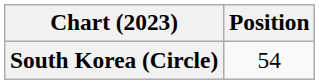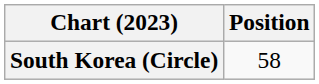(269, 60) 54 -> (269, 60) 58
